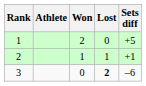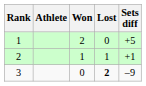(130, 72) –6 -> (130, 72) –9
